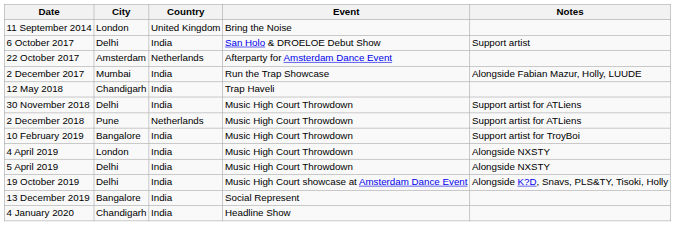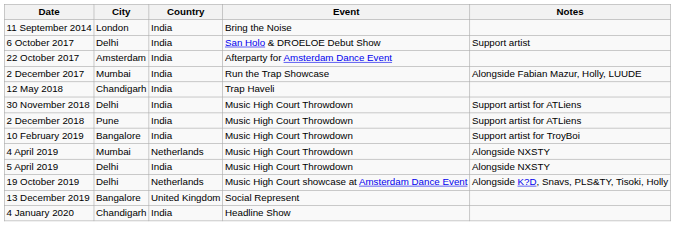(186, 27) United Kingdom -> (162, 27) India
(177, 58) Netherlands -> (162, 58) India
(177, 120) Netherlands -> (162, 120) India
(112, 151) London -> (113, 151) Mumbai
(162, 151) India -> (177, 151) Netherlands
(162, 182) India -> (177, 182) Netherlands
(162, 197) India -> (186, 197) United Kingdom
